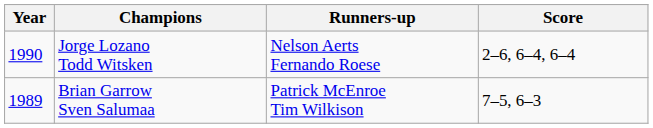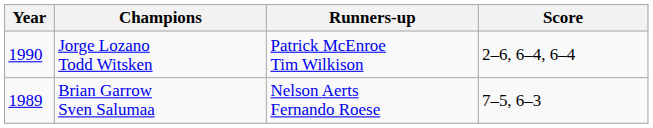(325, 54) Nelson Aerts Fernando Roese -> (328, 54) Patrick McEnroe Tim Wilkison
(328, 100) Patrick McEnroe Tim Wilkison -> (325, 100) Nelson Aerts Fernando Roese
